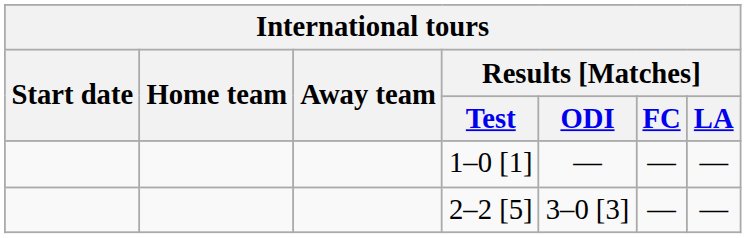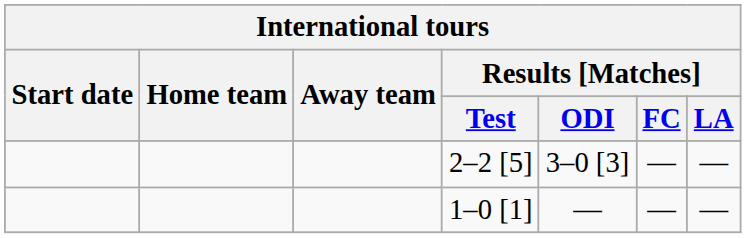rows swapped: (491, 208) <-> (491, 163)
